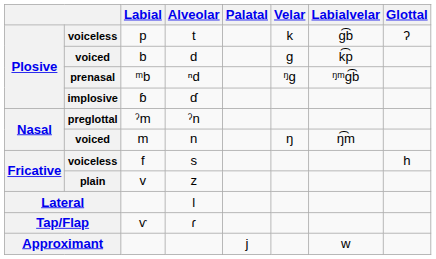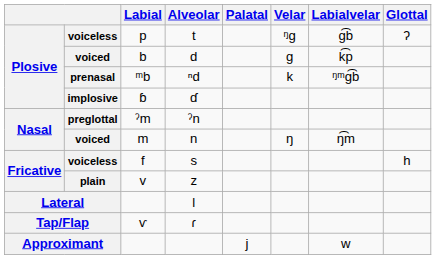(290, 35) k -> (290, 35) ᵑɡ
(290, 77) ᵑɡ -> (290, 77) k
